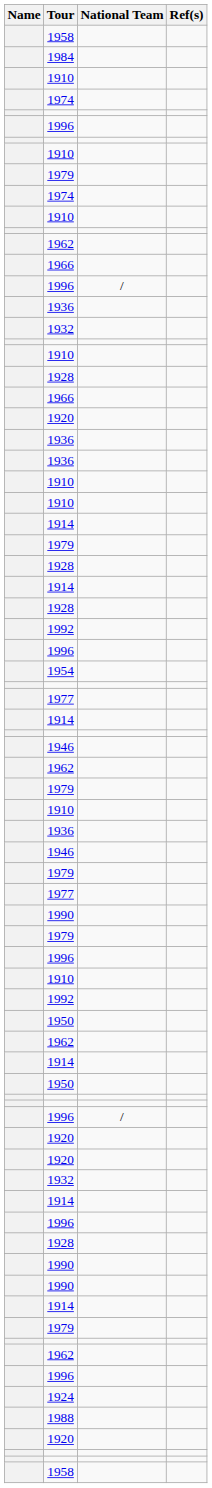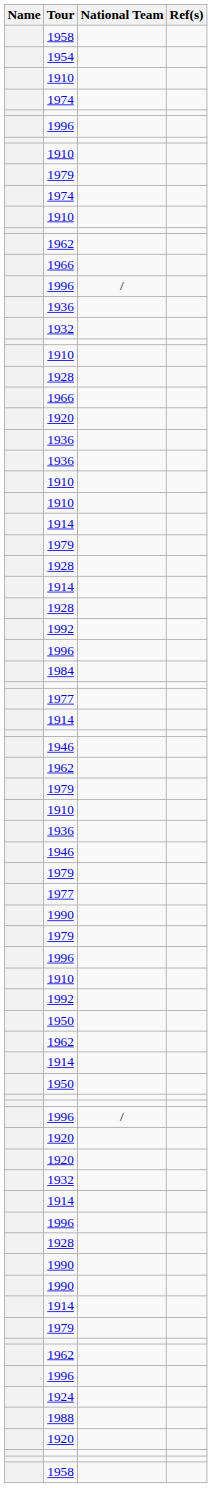rows swapped: (61, 57) <-> (61, 671)
